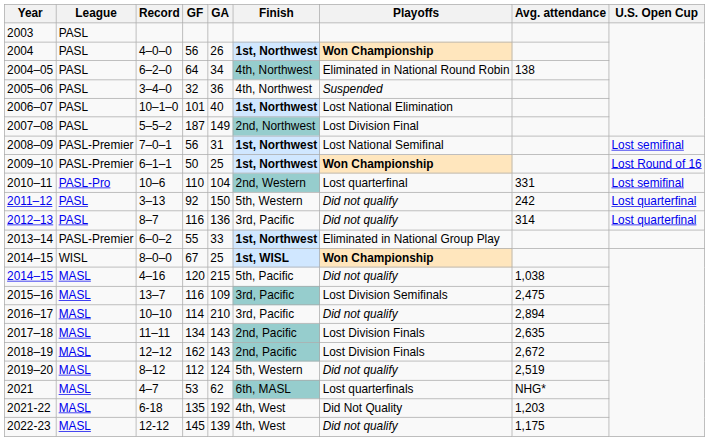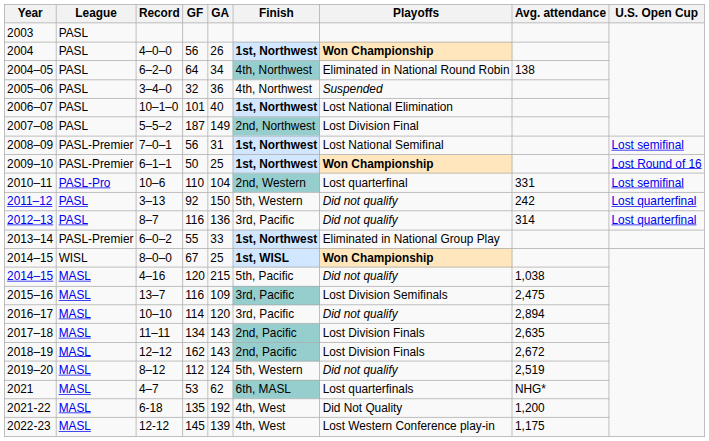(220, 314) 210 -> (220, 314) 120
(530, 408) 1,203 -> (530, 408) 1,200
(360, 426) Did not qualify -> (409, 426) Lost Western Conference play-in
